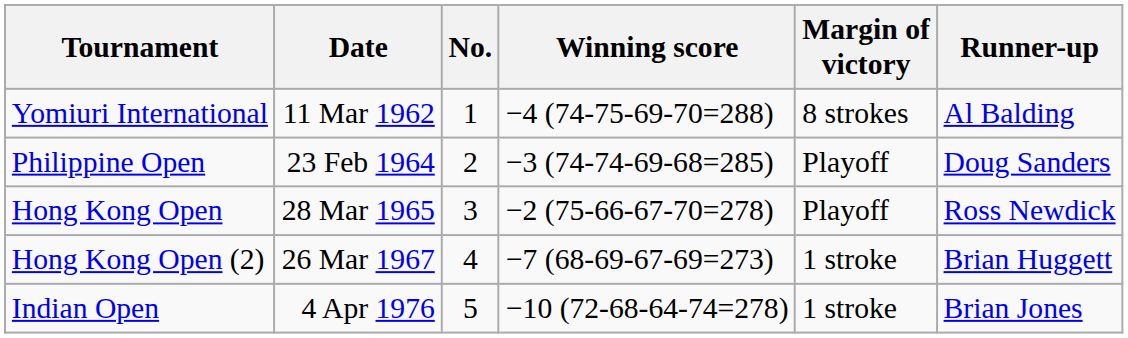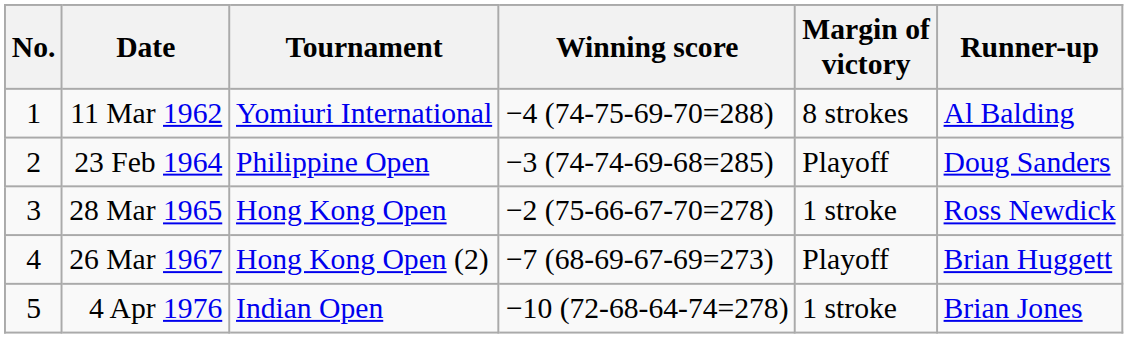columns swapped: (470, 46) <-> (140, 46)
(846, 210) Playoff -> (850, 210) 1 stroke
(850, 259) 1 stroke -> (846, 259) Playoff
